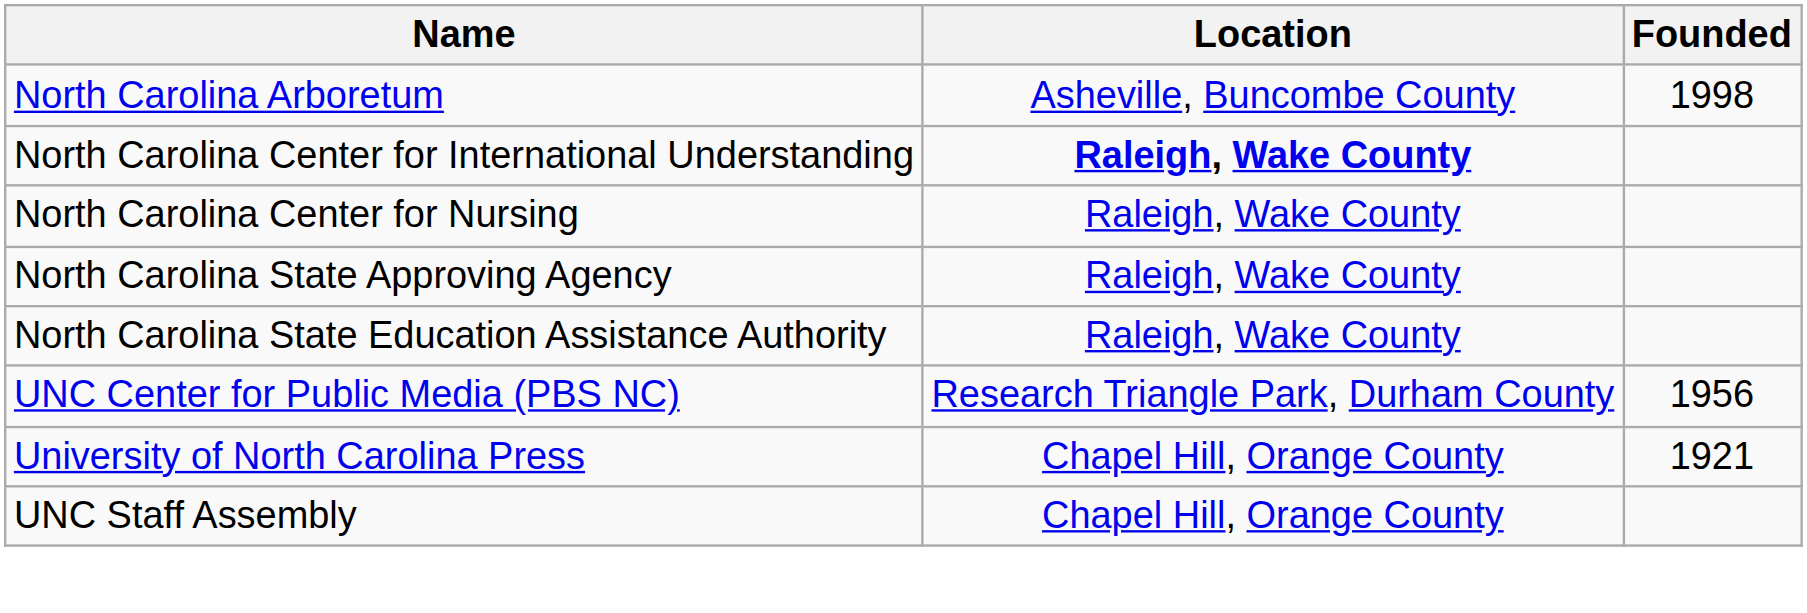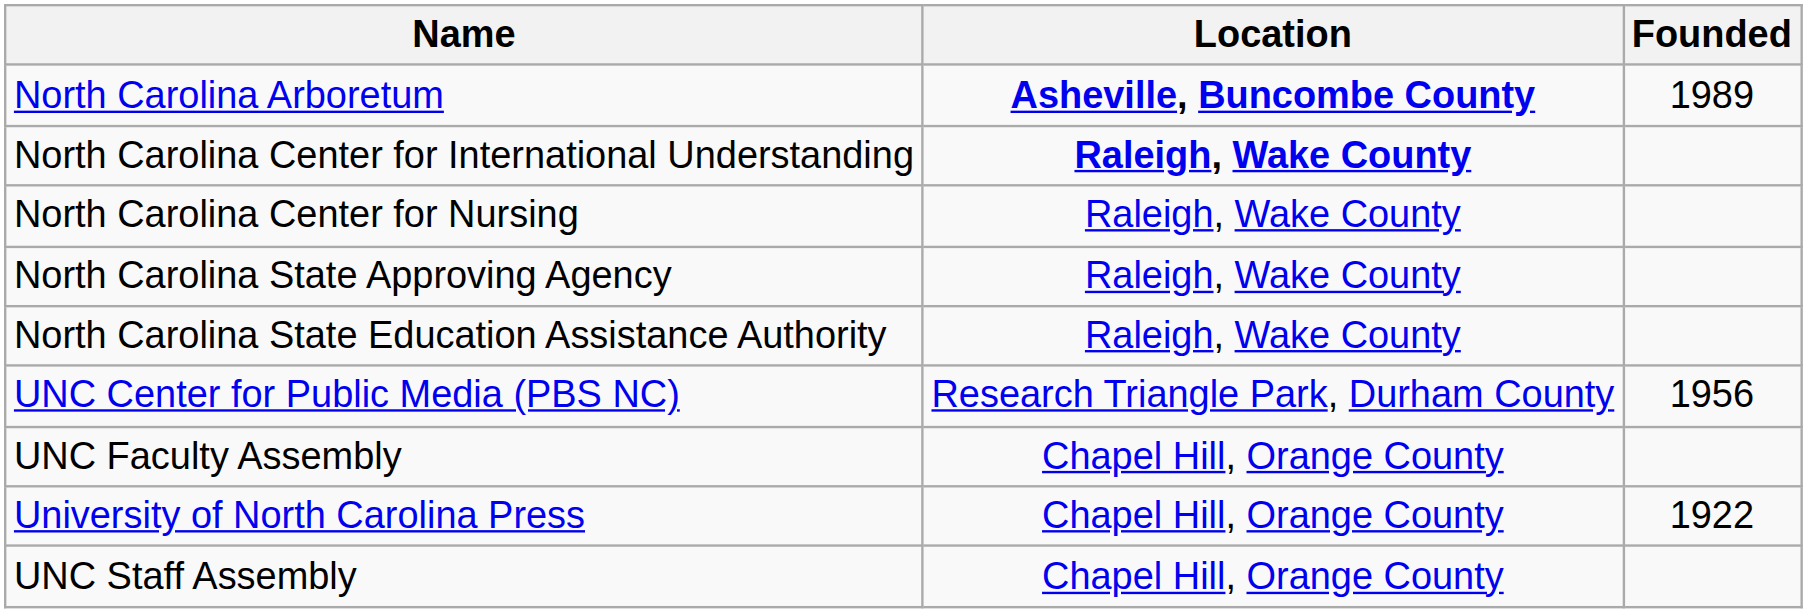(1273, 94) normal -> (1273, 94) bold
(1712, 94) 1998 -> (1712, 94) 1989
+ row: (208, 455)
(1712, 455) 1921 -> (1712, 515) 1922
